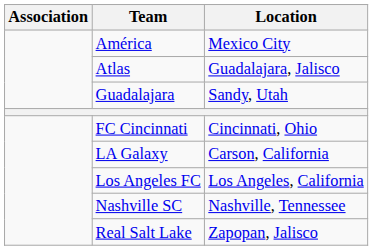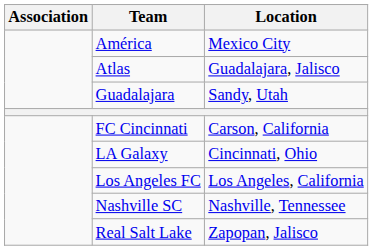(263, 128) Cincinnati, Ohio -> (269, 128) Carson, California
(269, 154) Carson, California -> (263, 154) Cincinnati, Ohio
